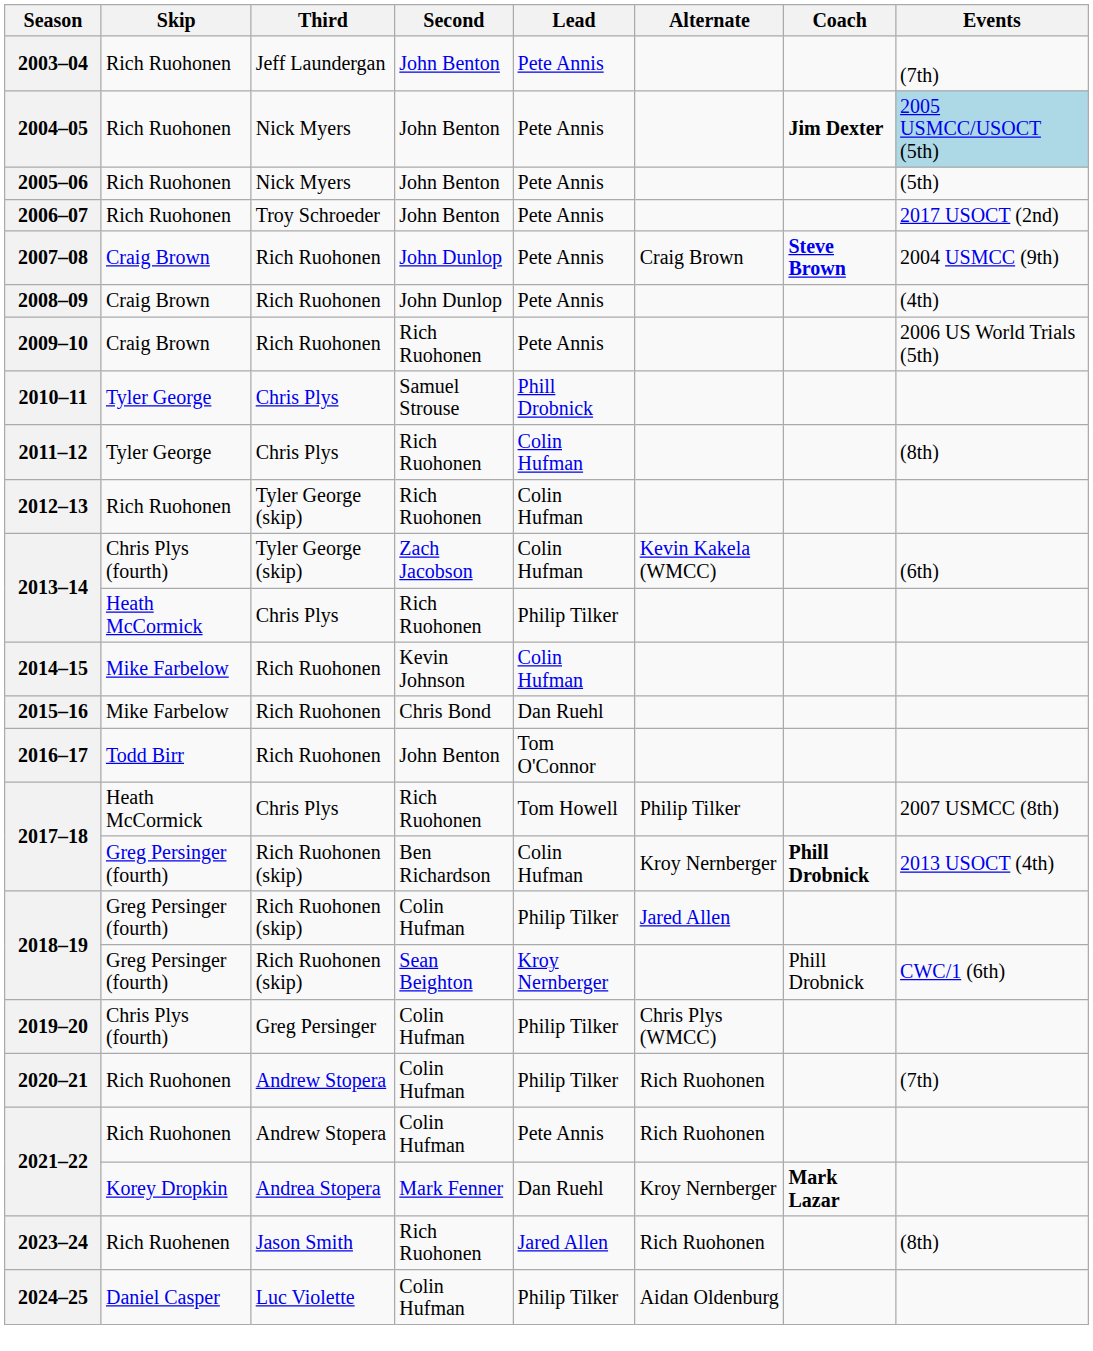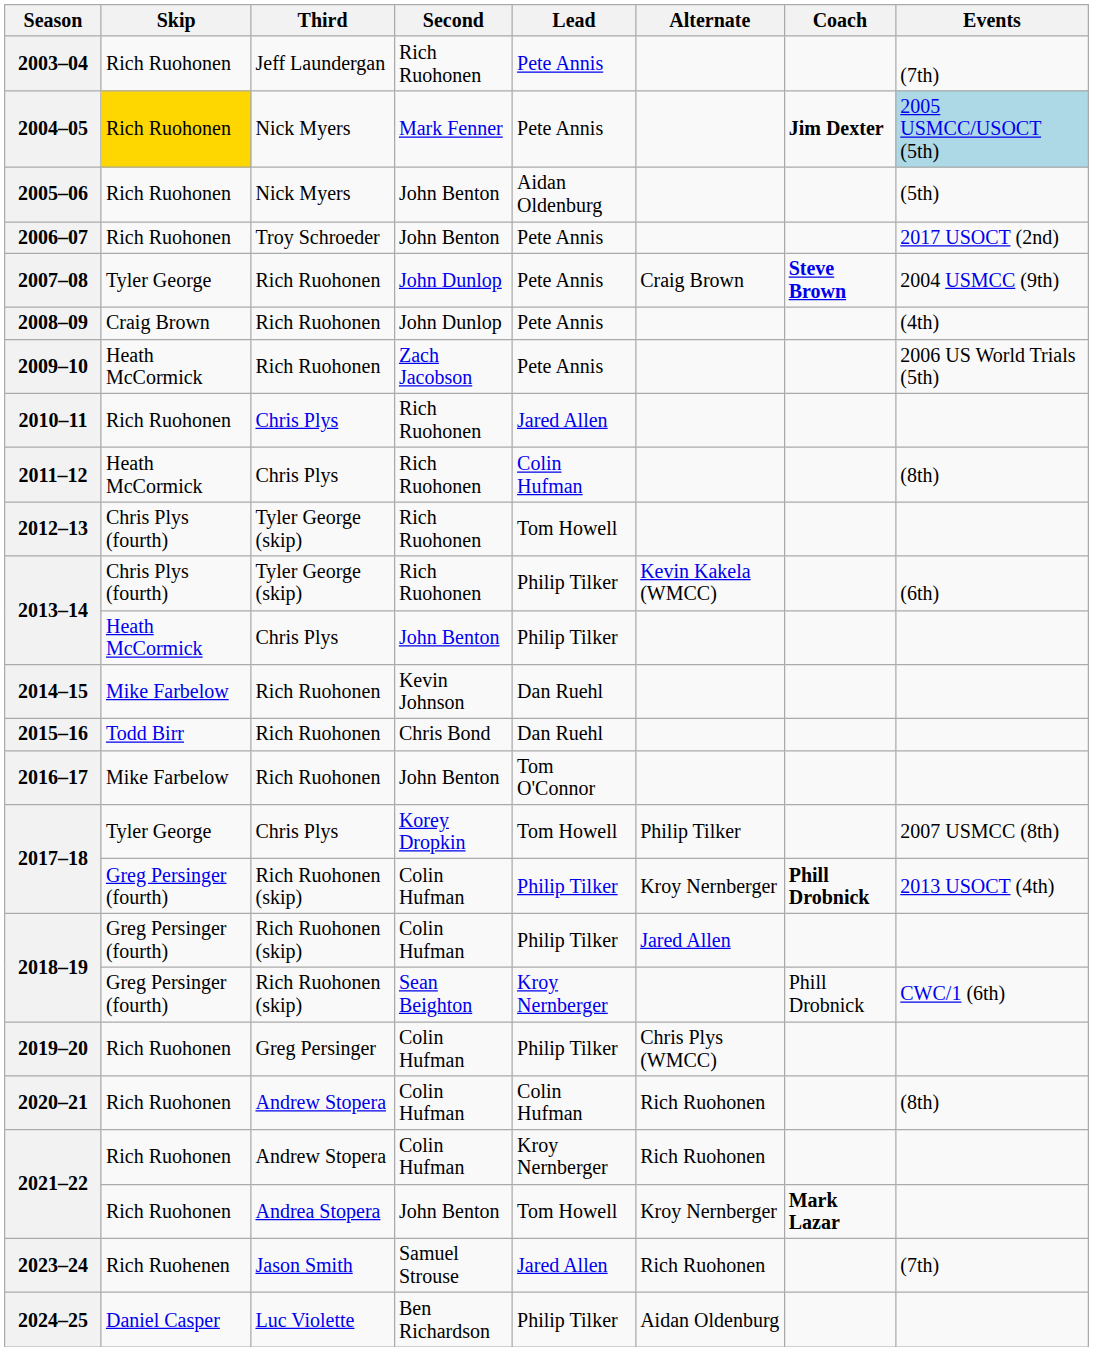(450, 63) John Benton -> (440, 63) Rich Ruohonen
(168, 128) no background -> (168, 128) gold background
(450, 128) John Benton -> (451, 128) Mark Fenner
(561, 183) Pete Annis -> (560, 194) Aidan Oldenburg
(158, 257) Craig Brown -> (159, 280) Tyler George
(158, 343) Craig Brown -> (154, 366) Heath McCormick
(440, 343) Rich Ruohonen -> (436, 366) Zach Jacobson
(159, 397) Tyler George -> (168, 420) Rich Ruohonen
(429, 397) Samuel Strouse -> (440, 420) Rich Ruohonen
(555, 397) Phill Drobnick -> (562, 420) Jared Allen
(159, 452) Tyler George -> (154, 474) Heath McCormick
(168, 506) Rich Ruohonen -> (147, 528) Chris Plys (fourth)
(550, 506) Colin Hufman -> (567, 528) Tom Howell
(436, 560) Zach Jacobson -> (440, 583) Rich Ruohonen
(550, 560) Colin Hufman -> (567, 583) Philip Tilker
(440, 614) Rich Ruohonen -> (449, 637) John Benton
(550, 668) Colin Hufman -> (560, 691) Dan Ruehl
(167, 711) Mike Farbelow -> (145, 734) Todd Birr
(145, 754) Todd Birr -> (167, 777) Mike Farbelow
(154, 809) Heath McCormick -> (159, 831) Tyler George
(440, 809) Rich Ruohonen -> (432, 831) Korey Dropkin
(445, 863) Ben Richardson -> (432, 885) Colin Hufman
(550, 863) Colin Hufman -> (567, 885) Philip Tilker
(147, 1025) Chris Plys (fourth) -> (168, 1048) Rich Ruohonen
(568, 1080) Philip Tilker -> (550, 1102) Colin Hufman
(920, 1080) (7th) -> (920, 1102) (8th)
(561, 1134) Pete Annis -> (562, 1156) Kroy Nernberger
(167, 1188) Korey Dropkin -> (168, 1211) Rich Ruohonen
(451, 1188) Mark Fenner -> (449, 1211) John Benton
(561, 1188) Dan Ruehl -> (567, 1211) Tom Howell
(440, 1242) Rich Ruohonen -> (429, 1265) Samuel Strouse
(920, 1242) (8th) -> (920, 1265) (7th)
(432, 1297) Colin Hufman -> (444, 1319) Ben Richardson
